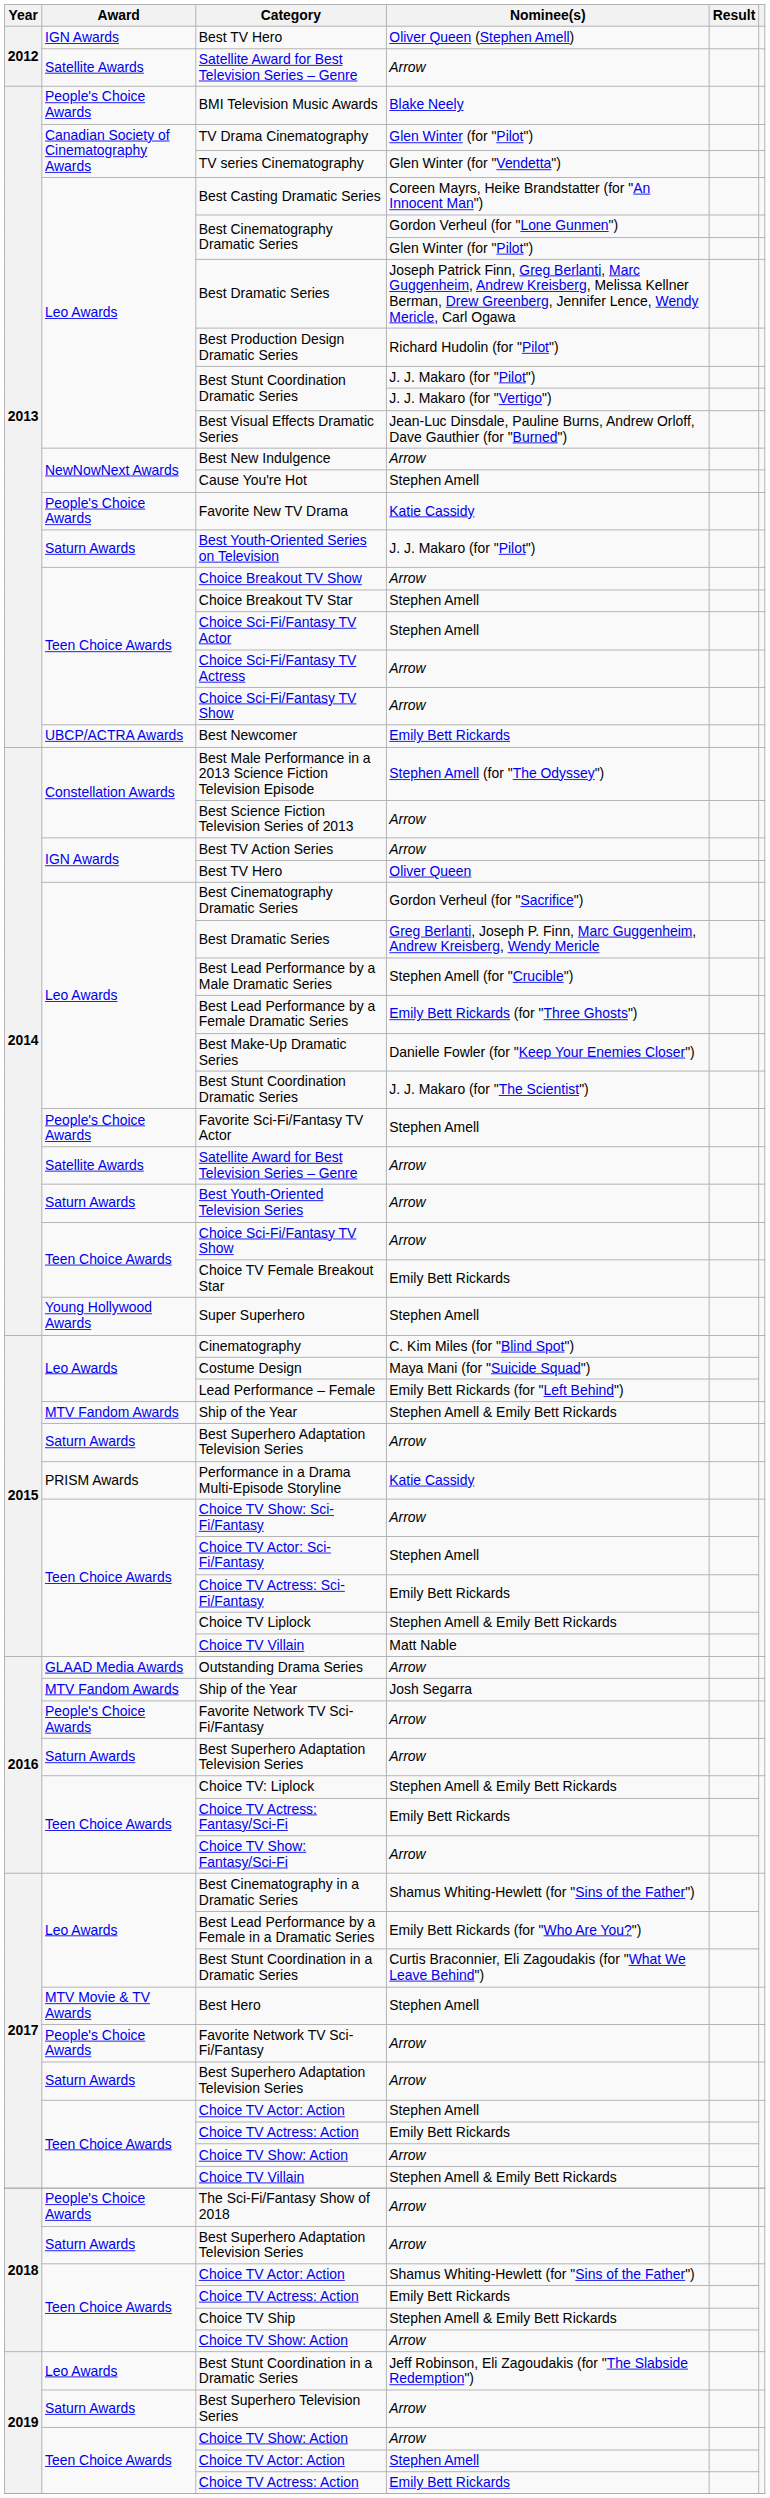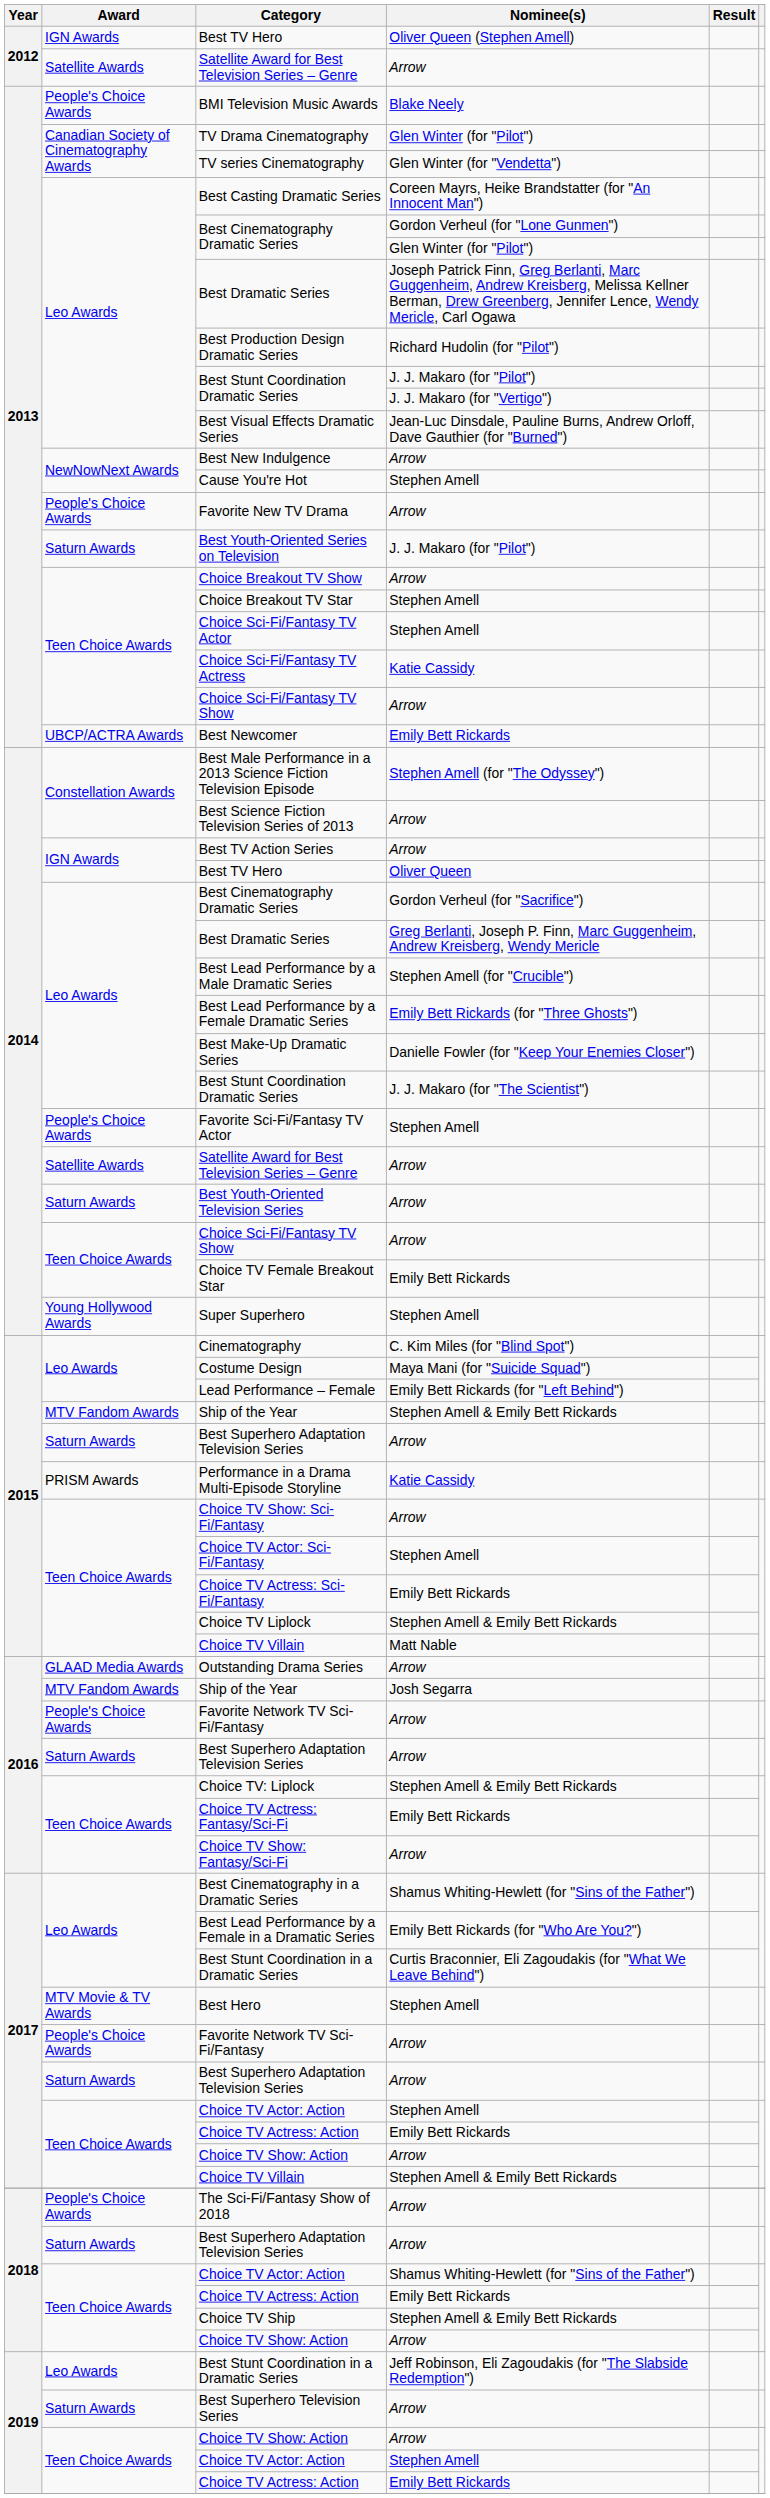(432, 511) Katie Cassidy -> (407, 511) Arrow
(407, 668) Arrow -> (432, 668) Katie Cassidy
